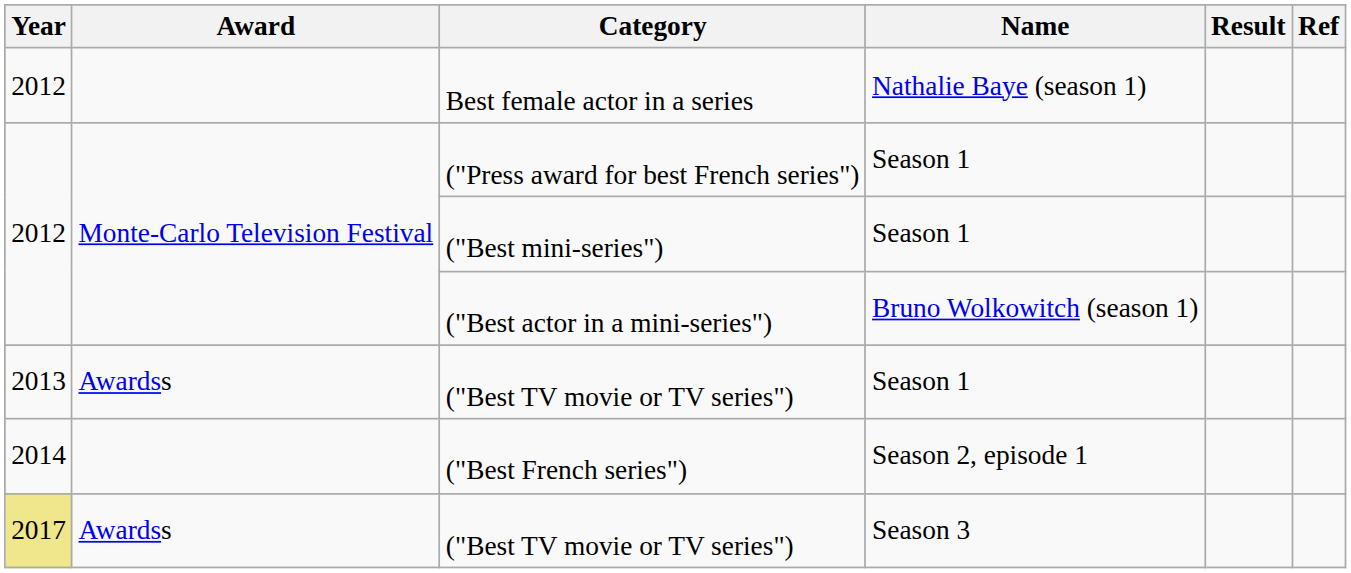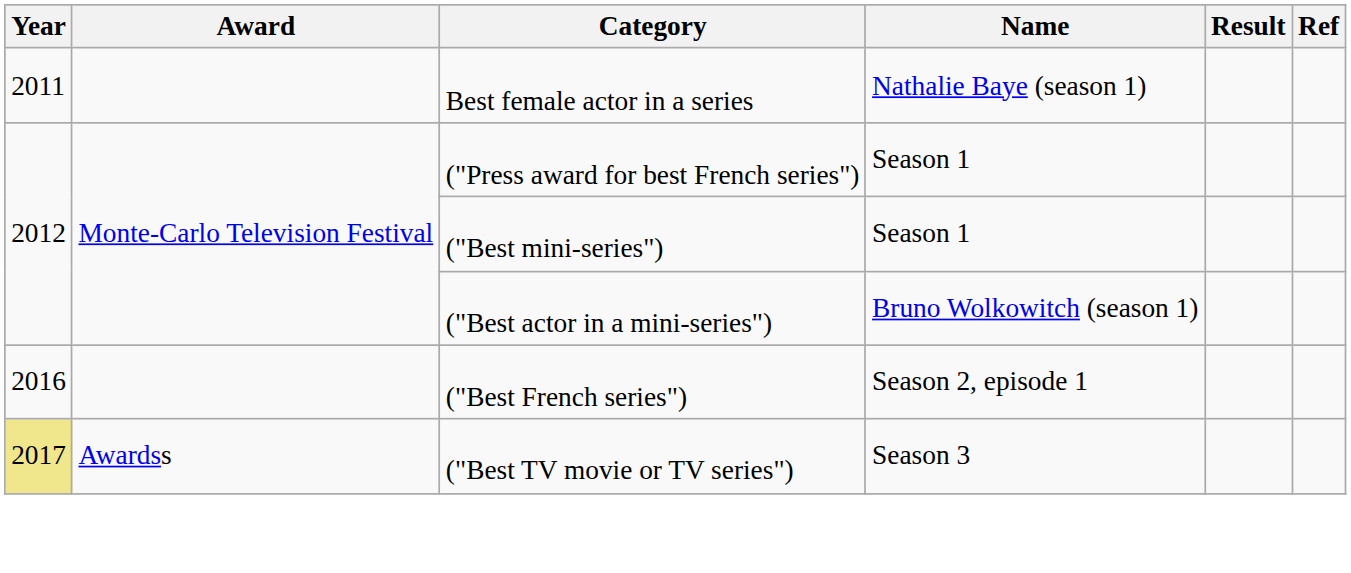(39, 84) 2012 -> (38, 84) 2011
- row: (620, 397)
(39, 455) 2014 -> (39, 381) 2016
